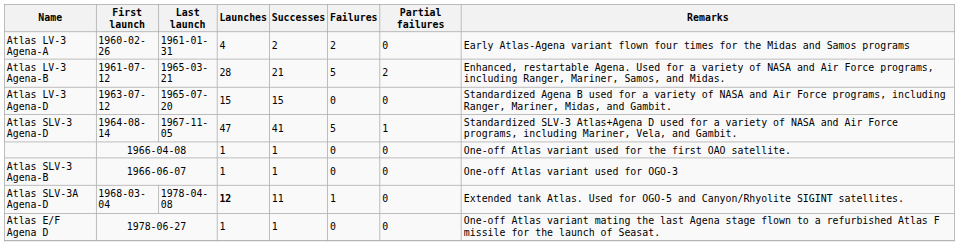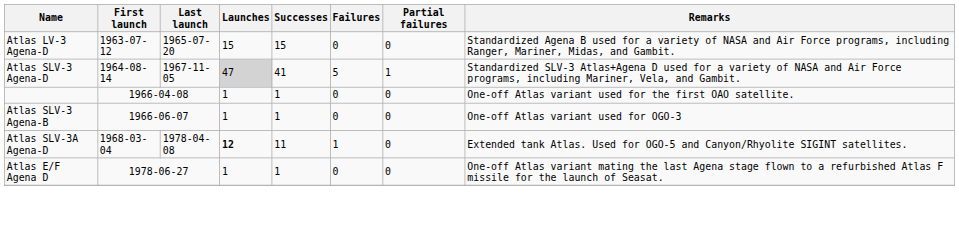- row: (36, 46)
- row: (36, 73)
(225, 128) no background -> (228, 73) lightgrey background
